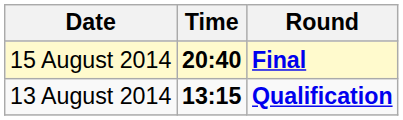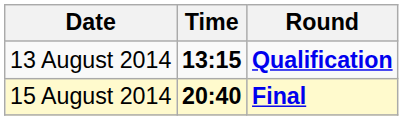rows swapped: (91, 96) <-> (91, 59)
